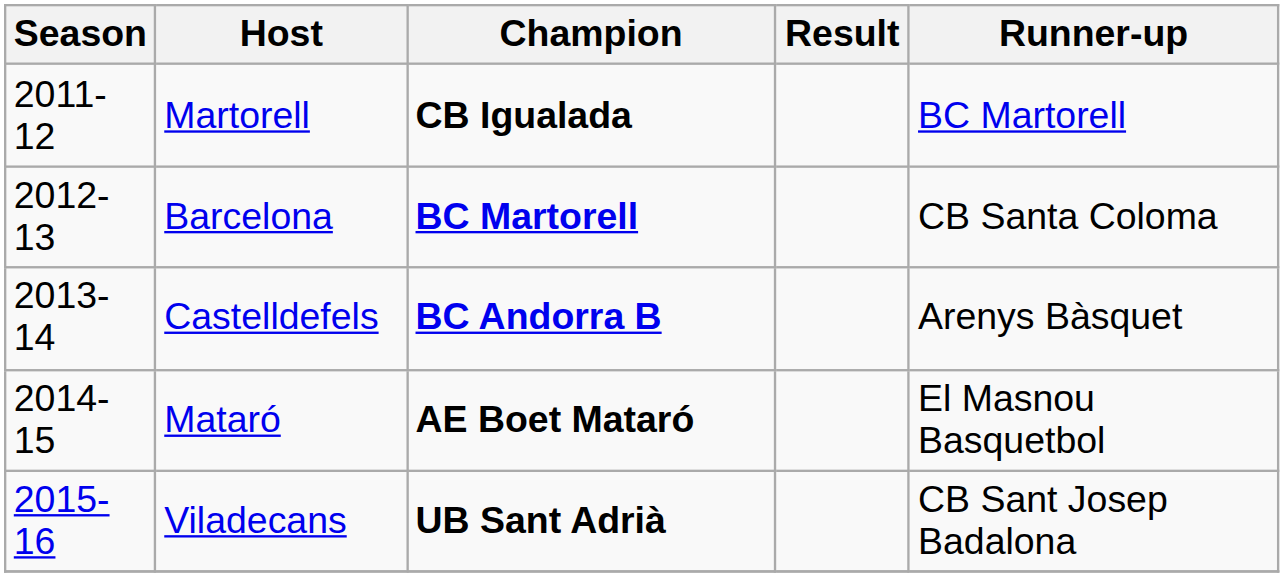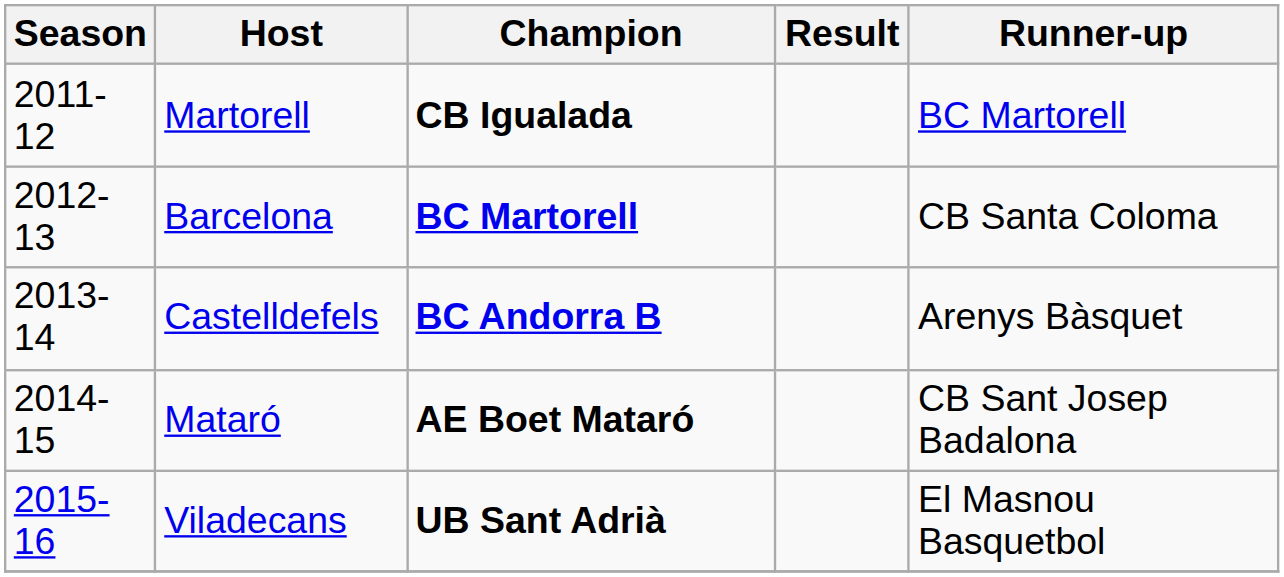(1012, 419) El Masnou Basquetbol -> (1043, 419) CB Sant Josep Badalona
(1043, 520) CB Sant Josep Badalona -> (1012, 520) El Masnou Basquetbol
